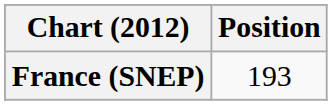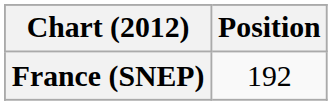(269, 75) 193 -> (269, 75) 192
